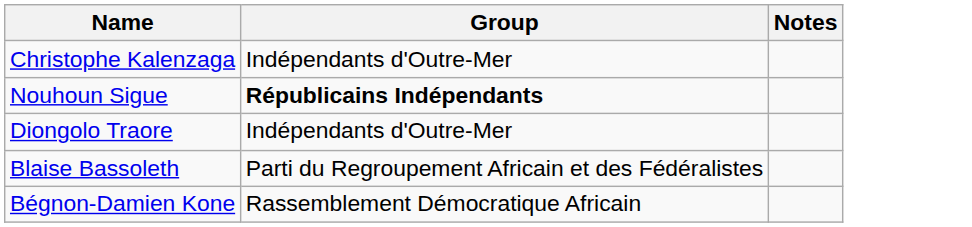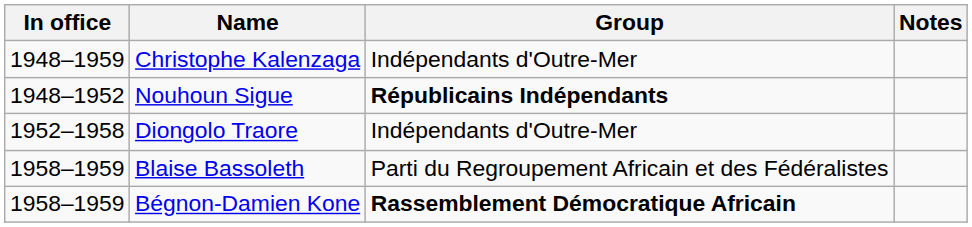+ column: (67, 22)
(443, 204) normal -> (583, 204) bold
